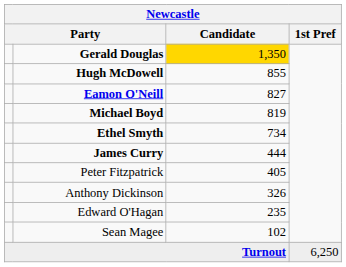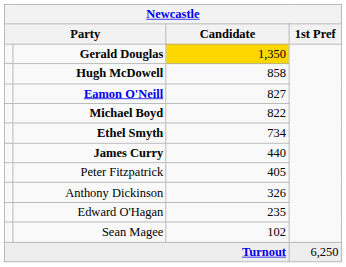(277, 73) 855 -> (277, 73) 858
(277, 113) 819 -> (277, 113) 822
(277, 152) 444 -> (277, 152) 440
